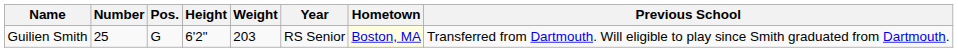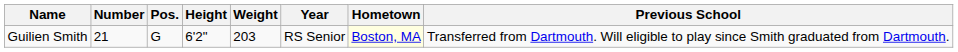(101, 36) 25 -> (101, 36) 21
